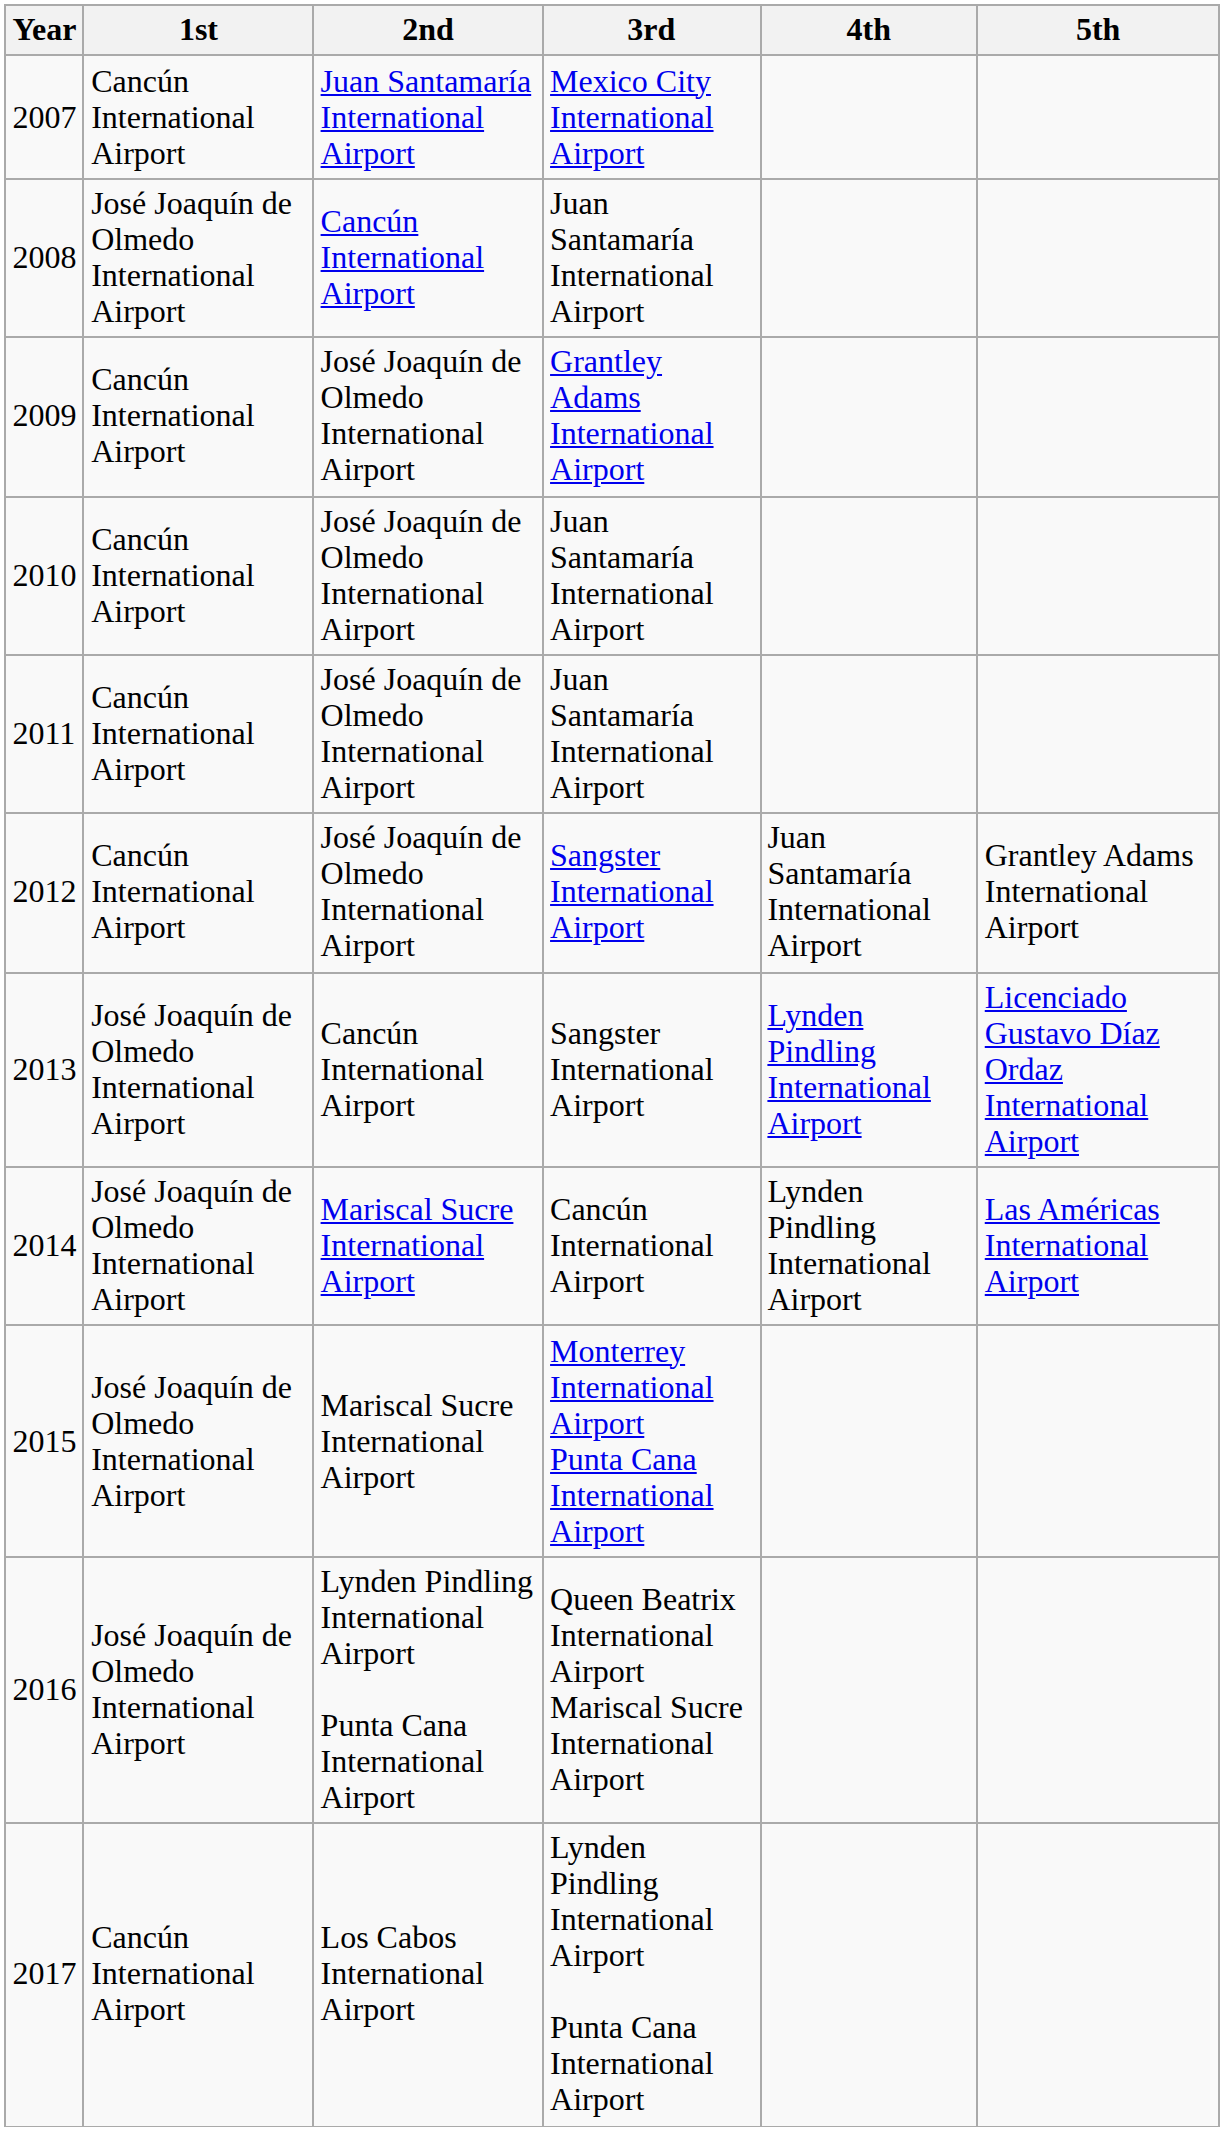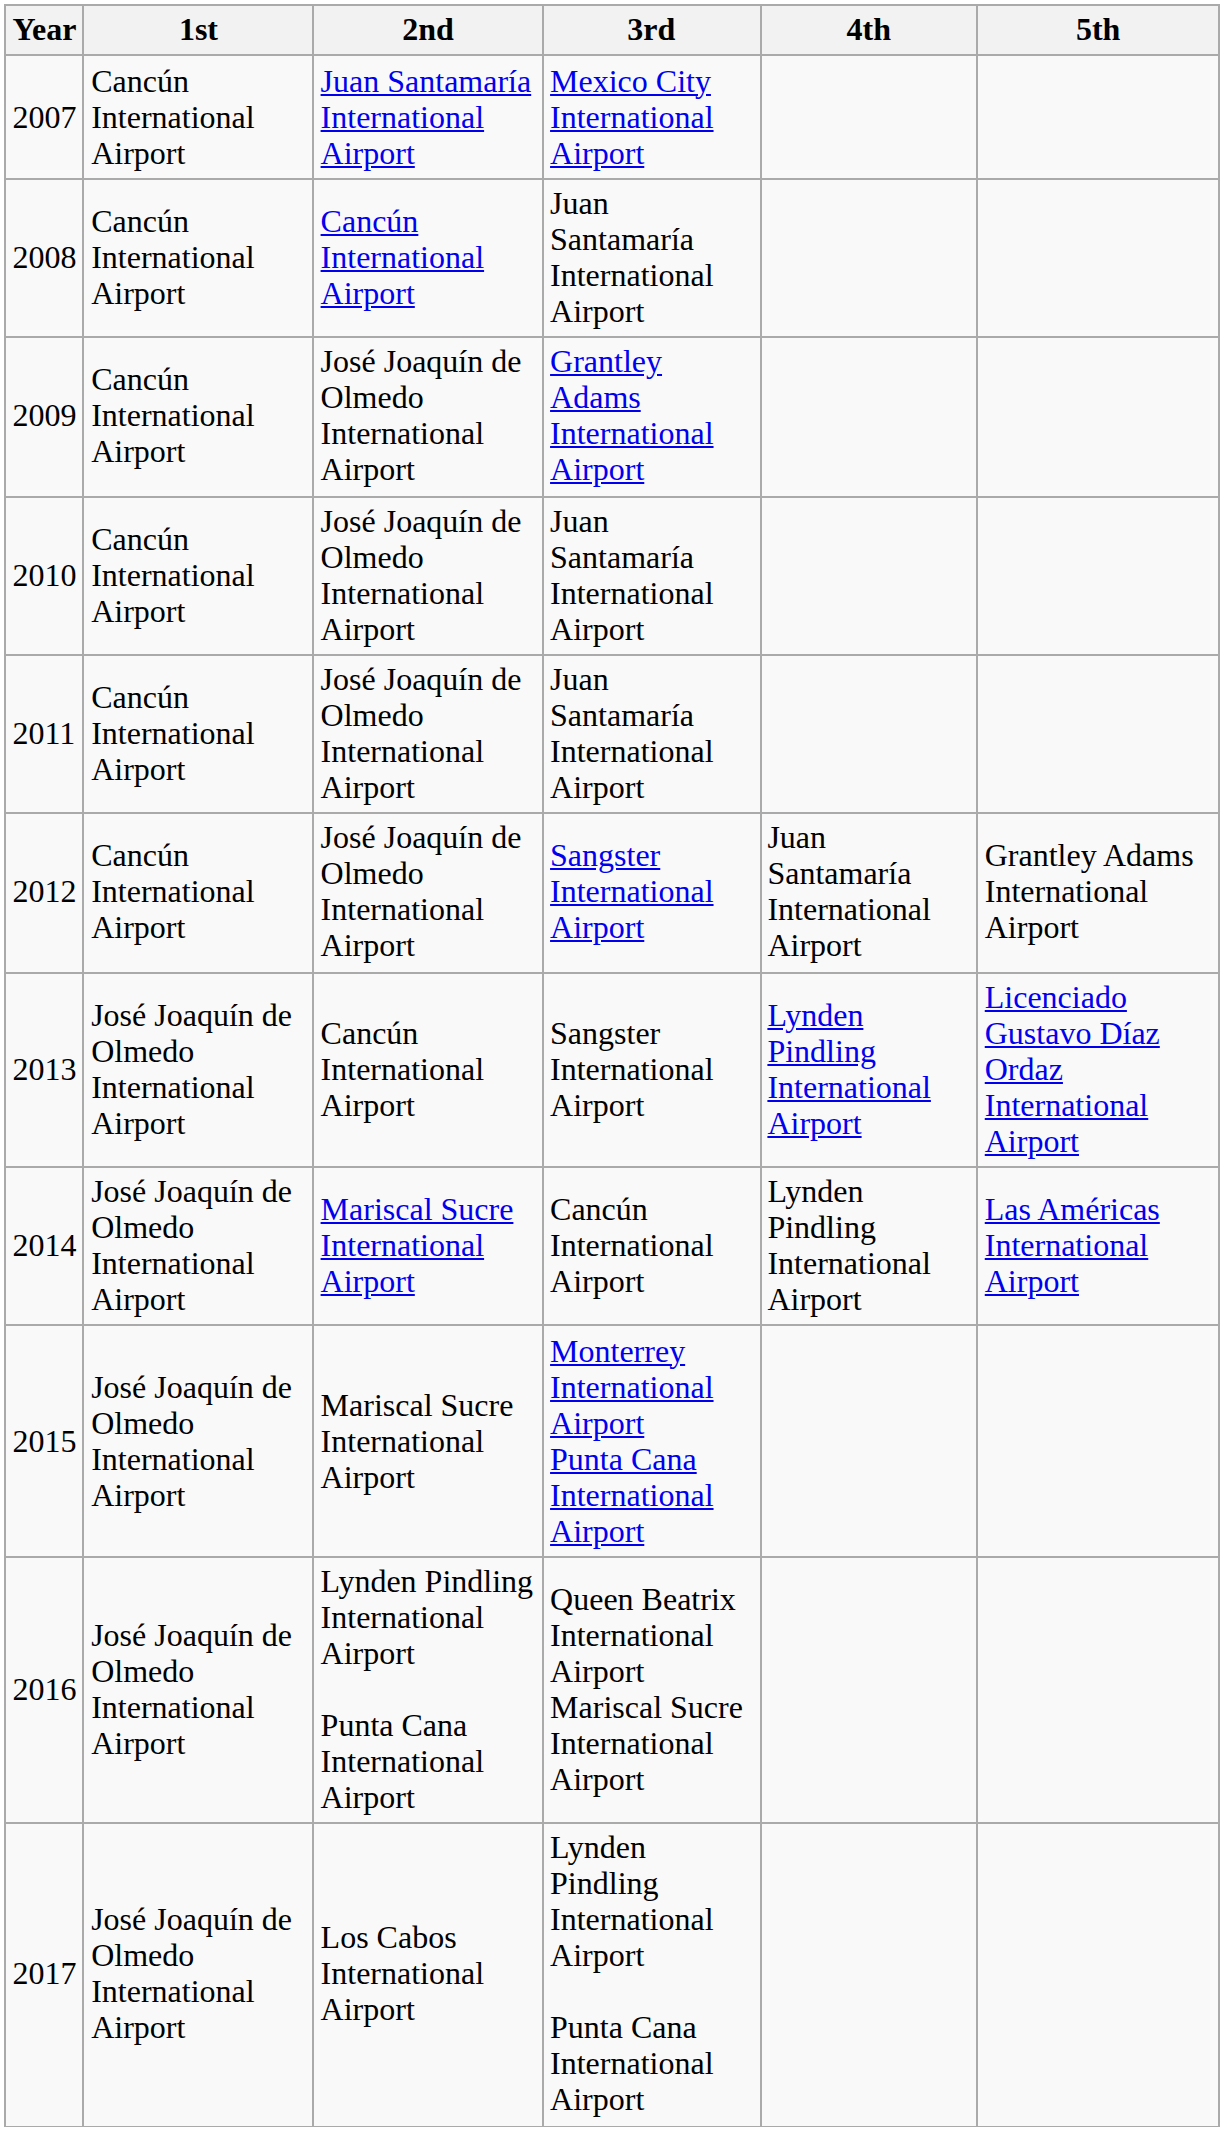(192, 257) José Joaquín de Olmedo International Airport -> (173, 257) Cancún International Airport
(173, 1974) Cancún International Airport -> (192, 1974) José Joaquín de Olmedo International Airport
